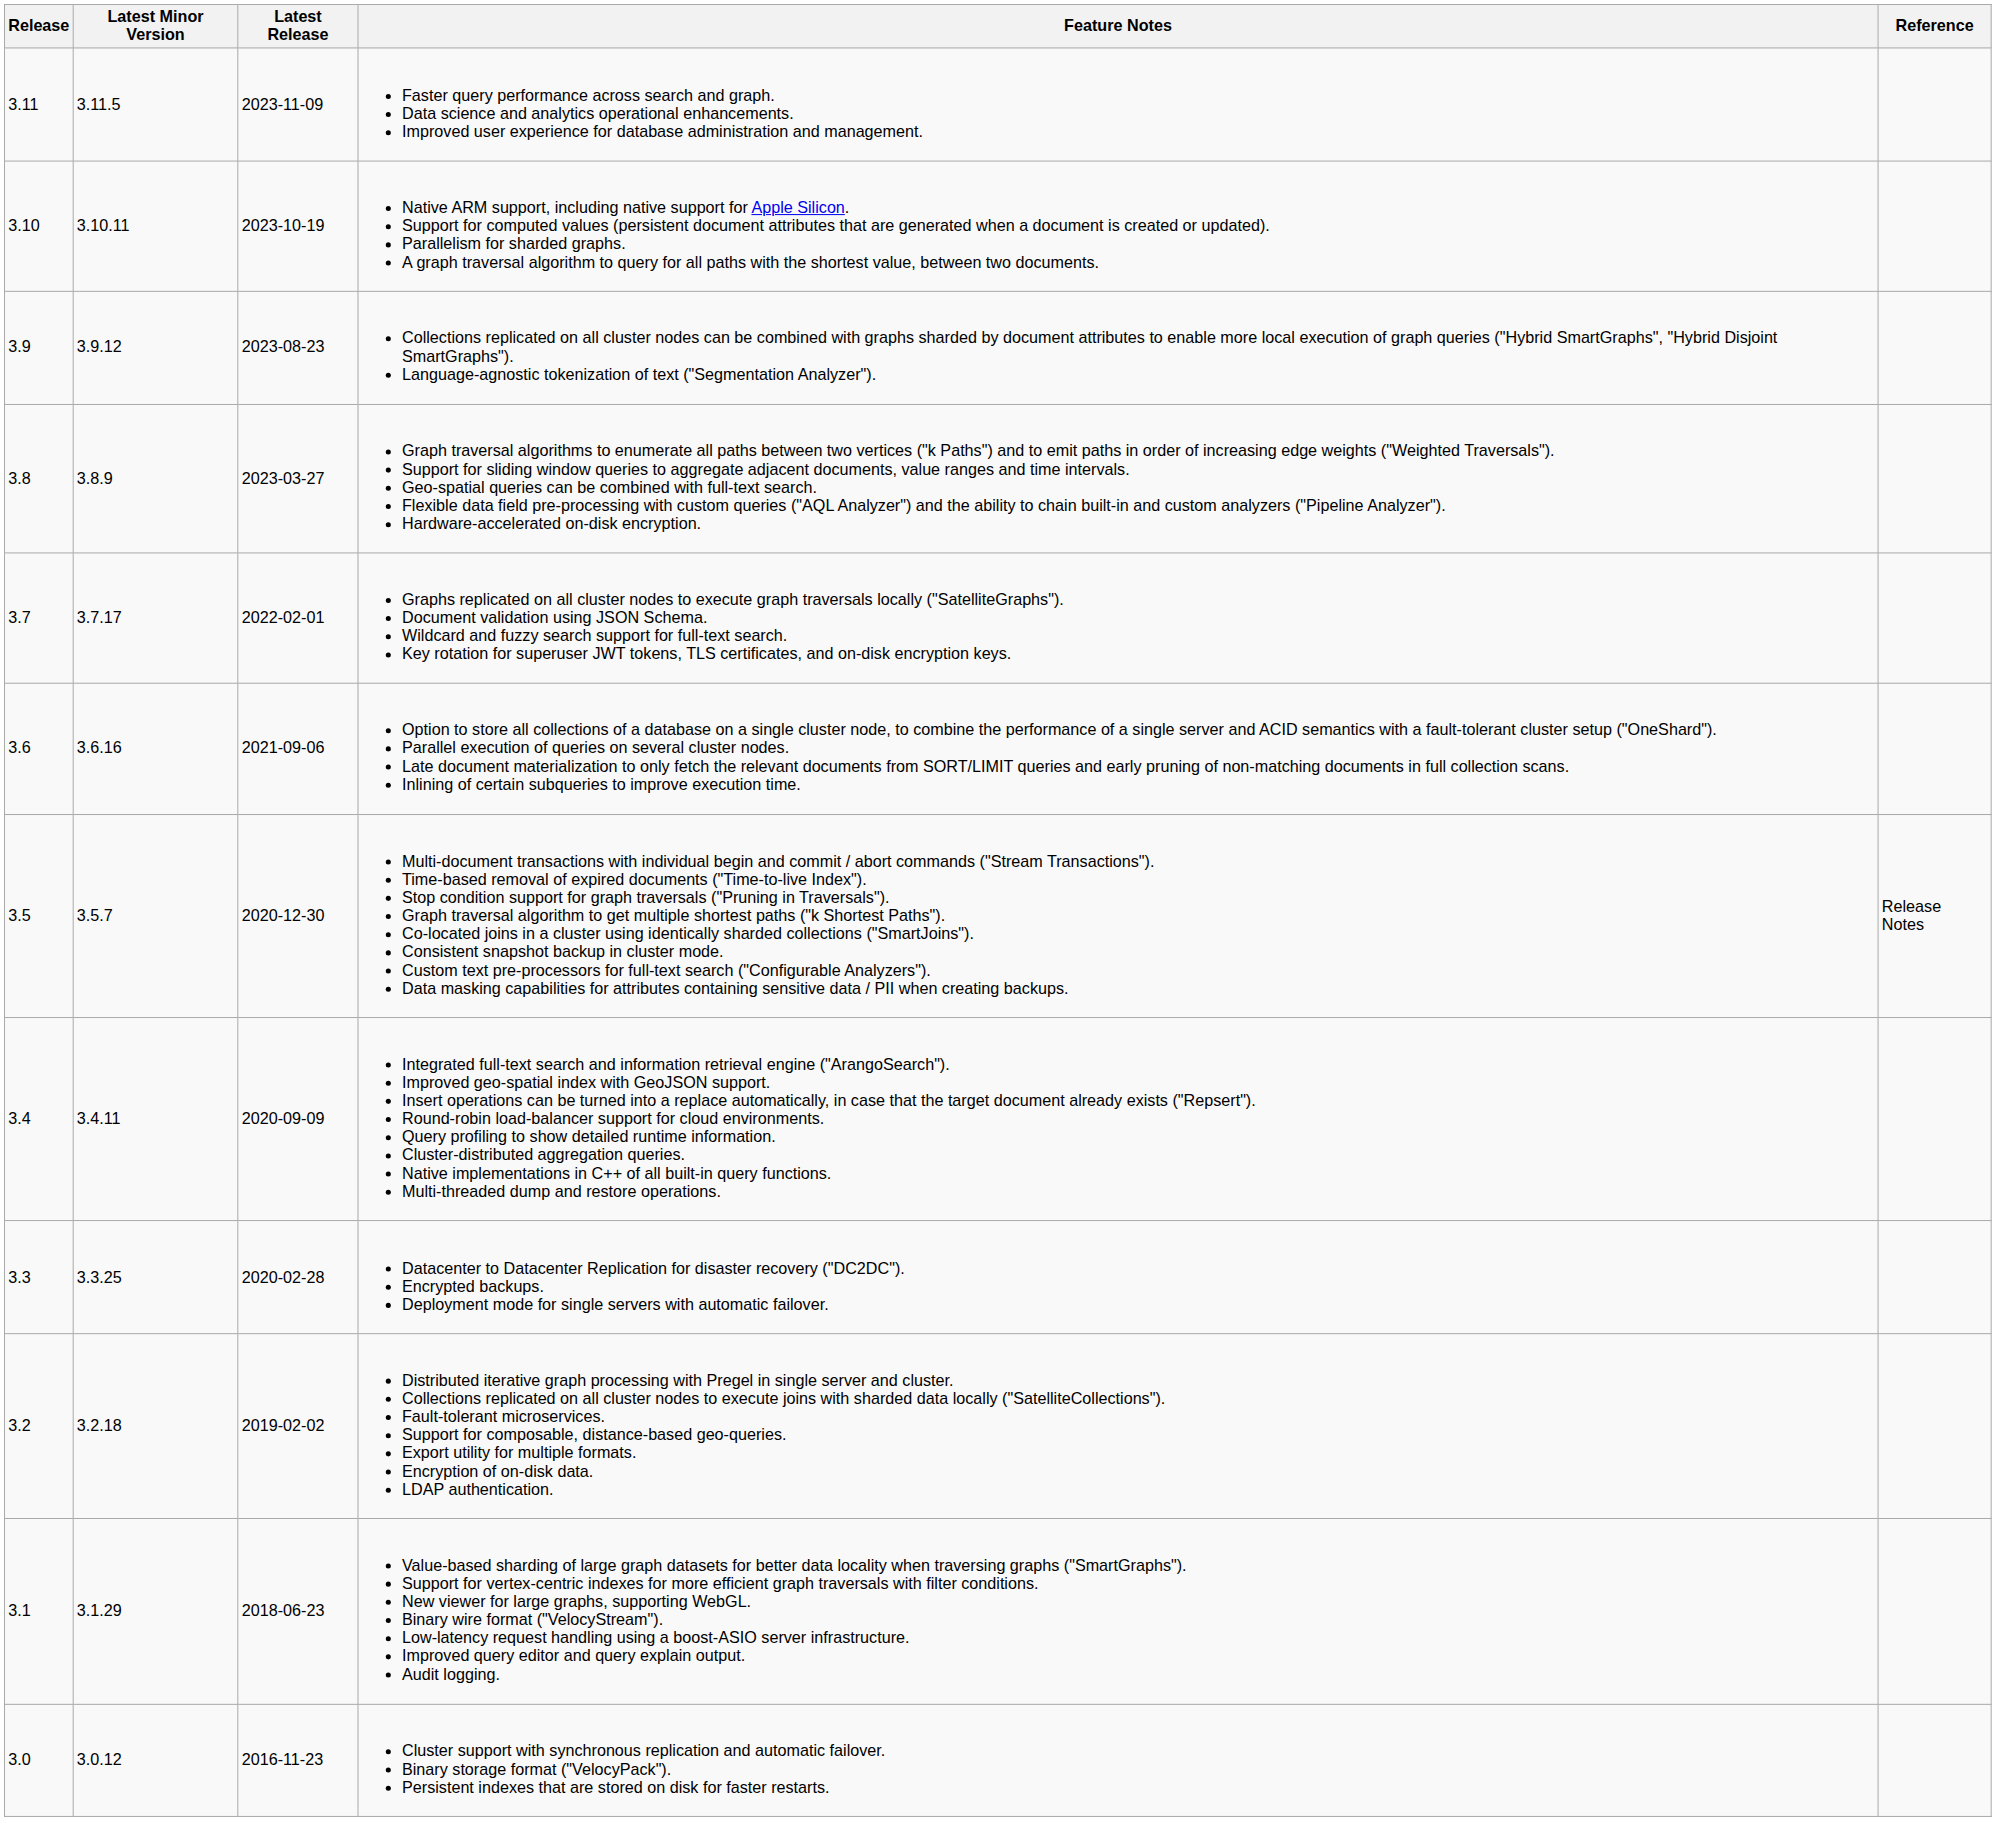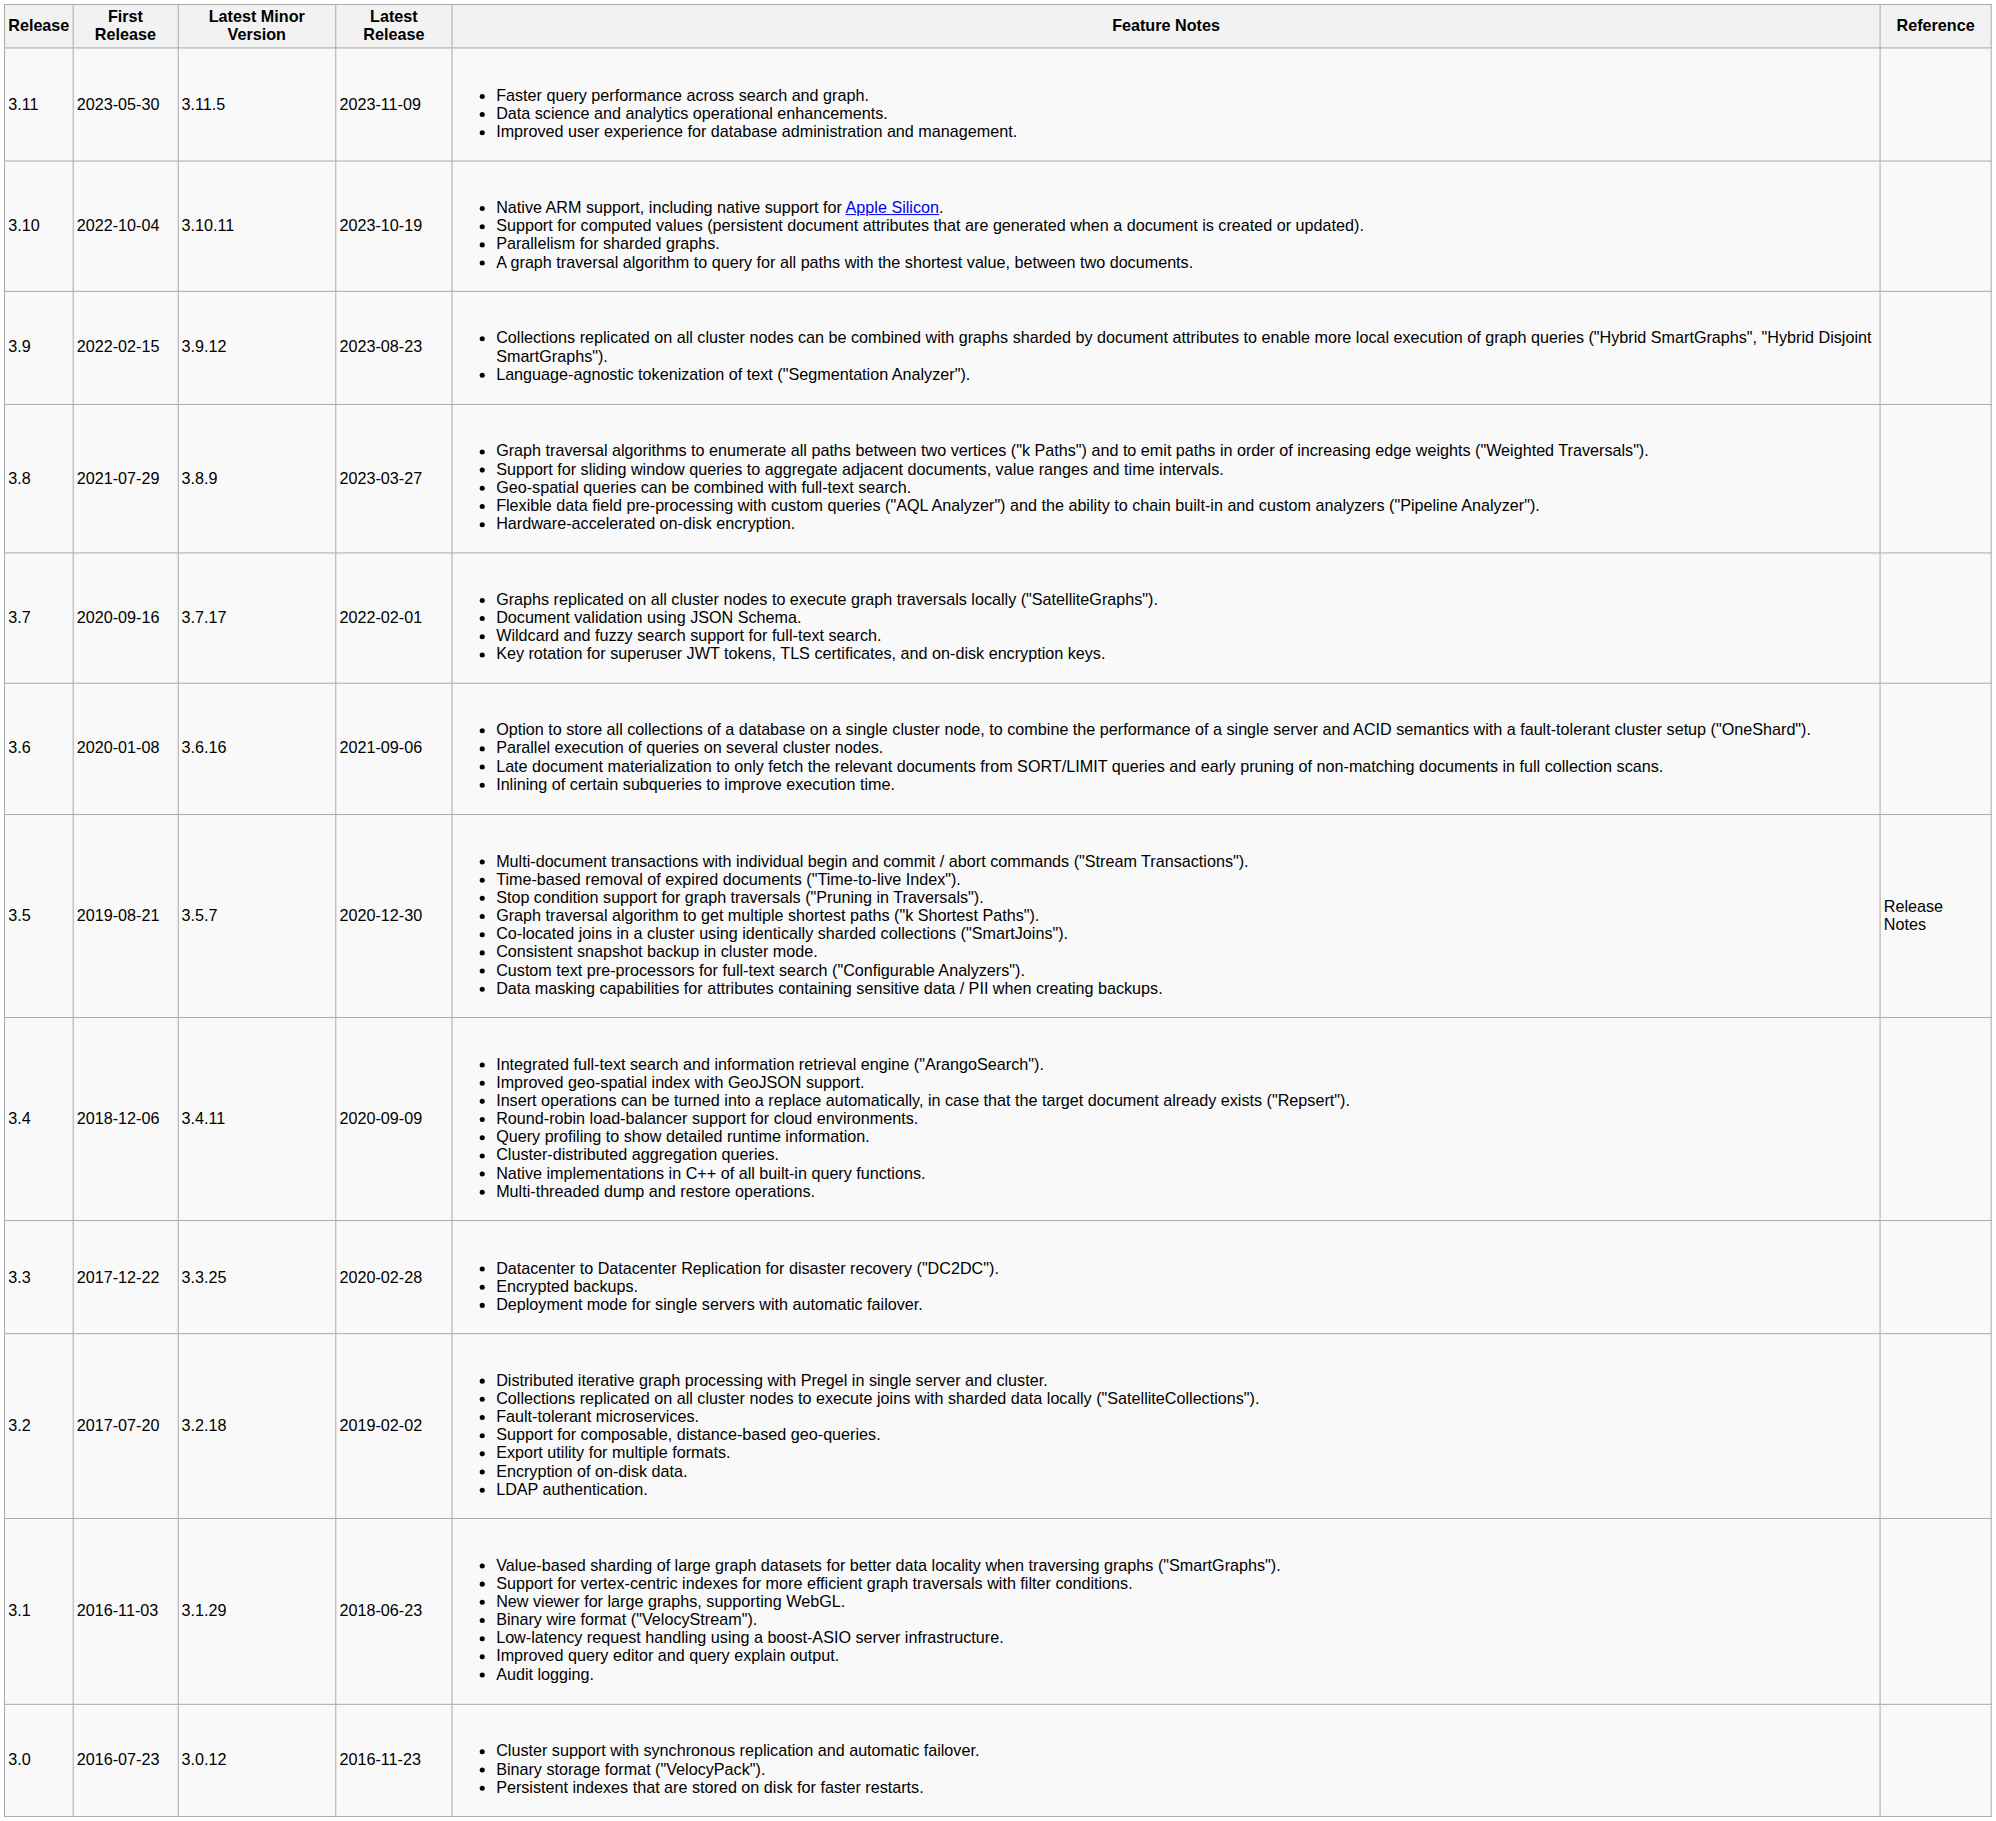+ column: (125, 26)
